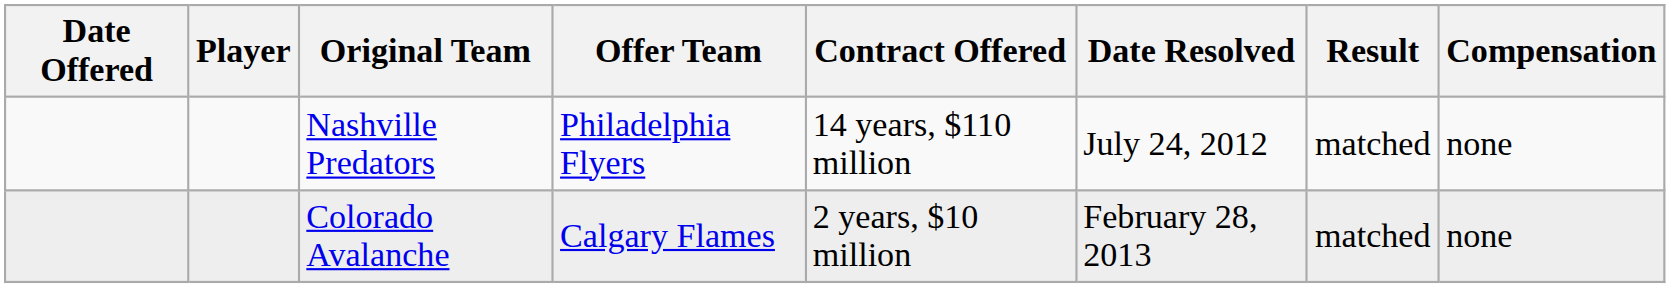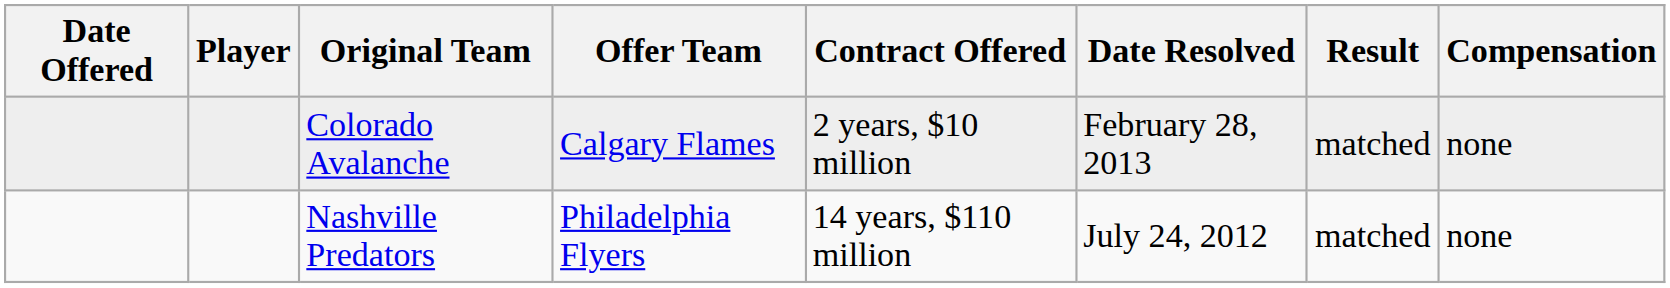rows swapped: (372, 143) <-> (378, 235)
